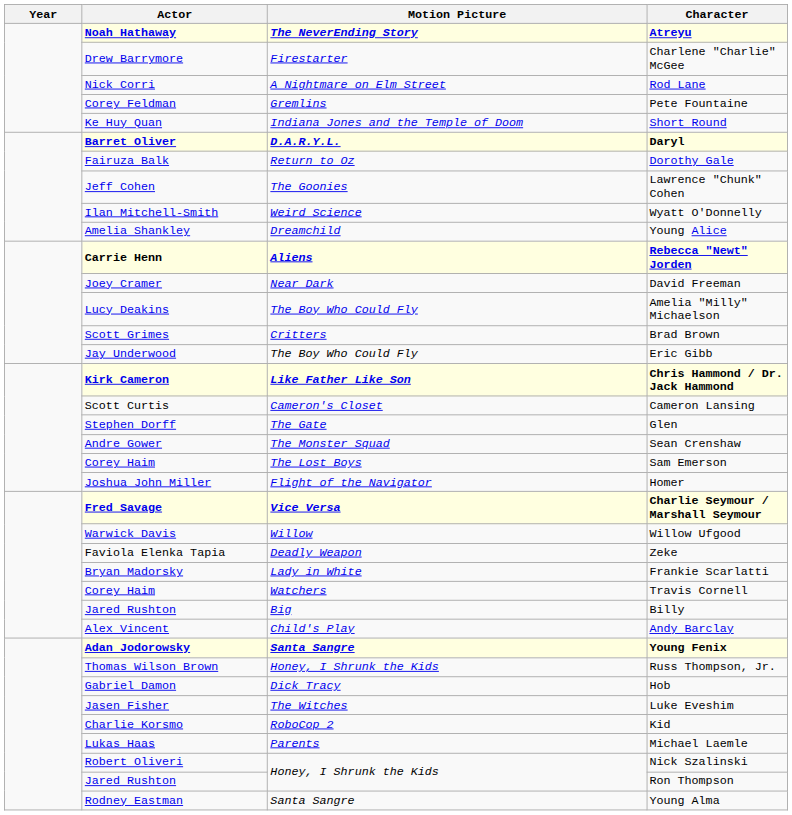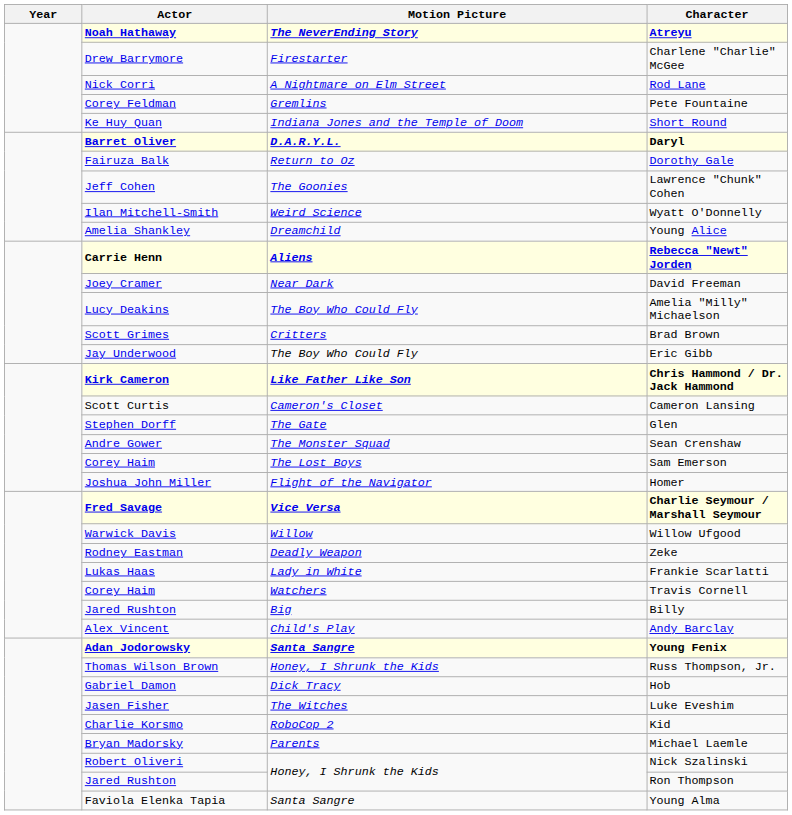(155, 553) Faviola Elenka Tapia -> (134, 553) Rodney Eastman
(134, 572) Bryan Madorsky -> (120, 572) Lukas Haas
(120, 743) Lukas Haas -> (134, 743) Bryan Madorsky
(134, 801) Rodney Eastman -> (155, 801) Faviola Elenka Tapia
